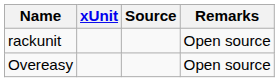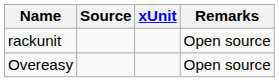columns swapped: (99, 16) <-> (151, 16)
